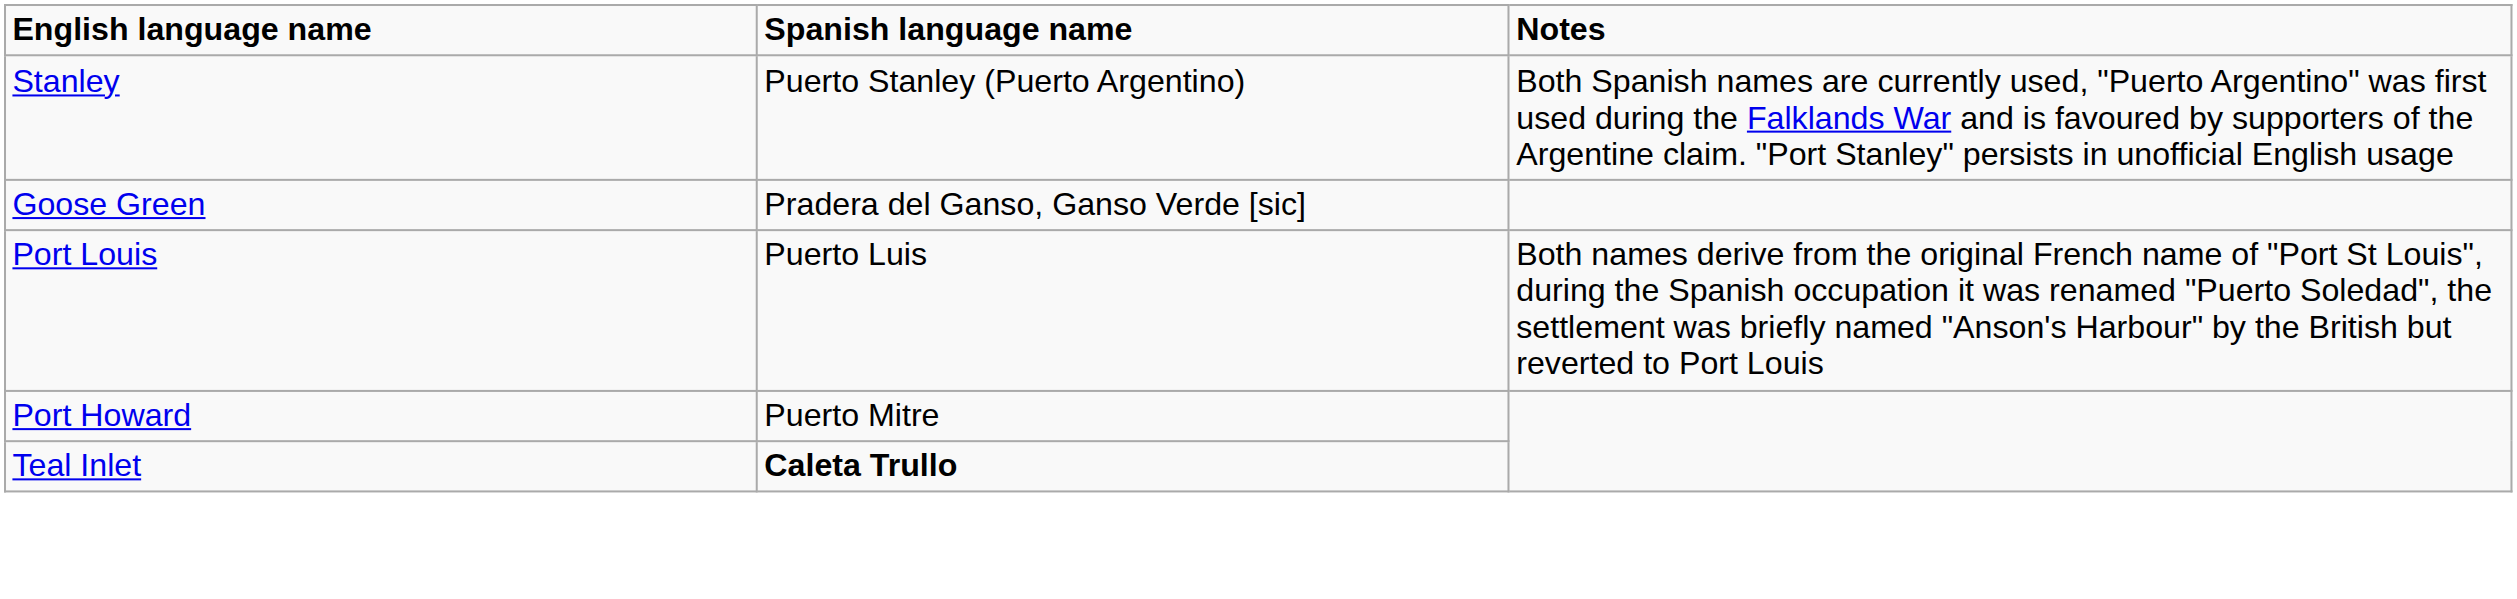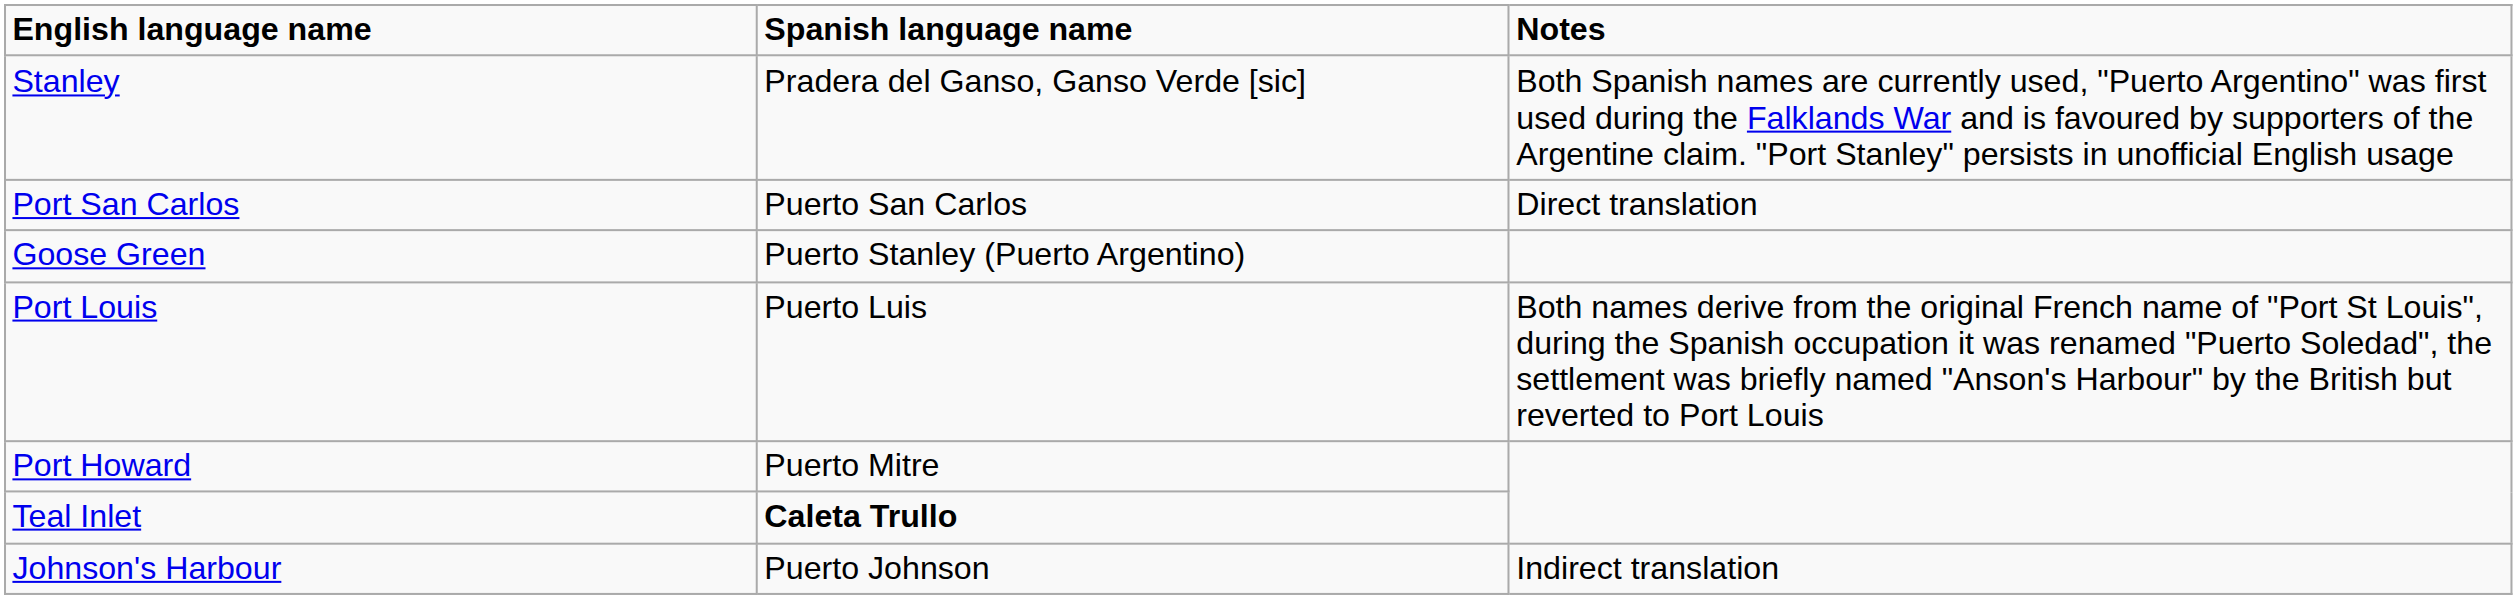(1005, 81) Puerto Stanley (Puerto Argentino) -> (1035, 81) Pradera del Ganso, Ganso Verde [sic]
+ row: (126, 204)
(1035, 204) Pradera del Ganso, Ganso Verde [sic] -> (1005, 255) Puerto Stanley (Puerto Argentino)
+ row: (147, 567)
